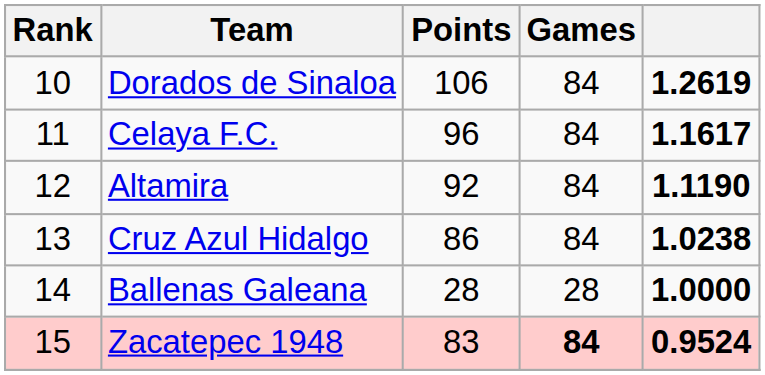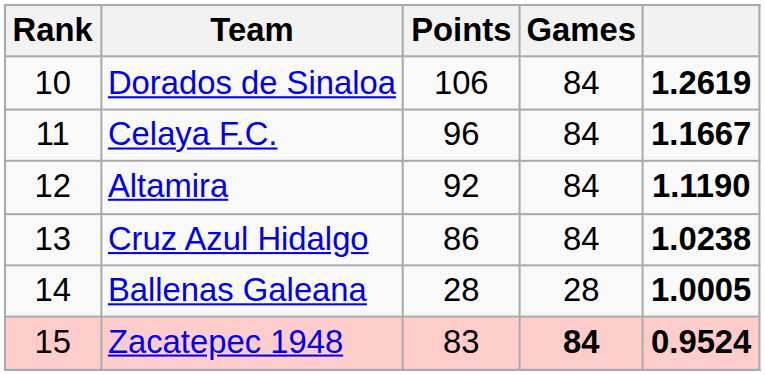(701, 134) 1.1617 -> (701, 134) 1.1667
(701, 290) 1.0000 -> (701, 290) 1.0005
